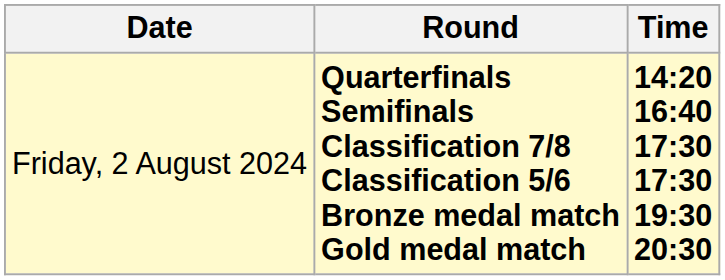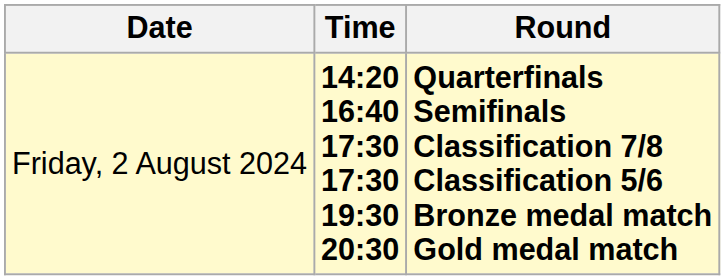columns swapped: (673, 28) <-> (471, 28)
